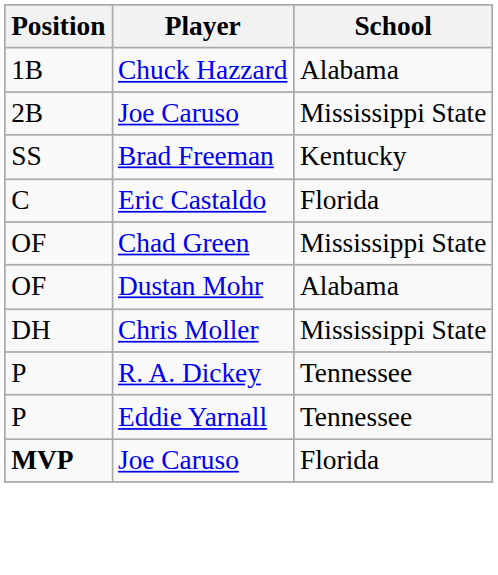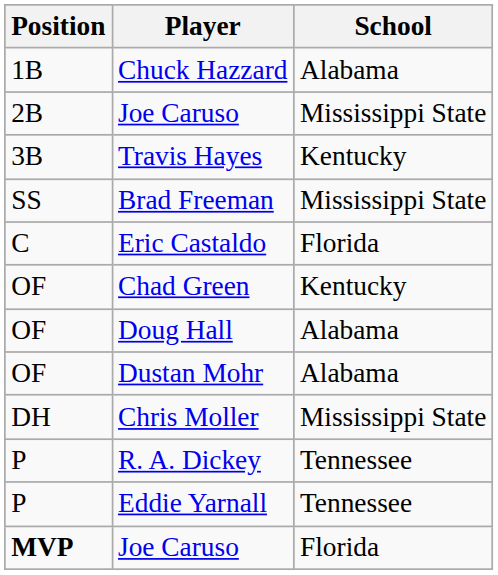+ row: (27, 156)
(353, 156) Kentucky -> (393, 199) Mississippi State
(393, 243) Mississippi State -> (353, 286) Kentucky
+ row: (29, 329)
